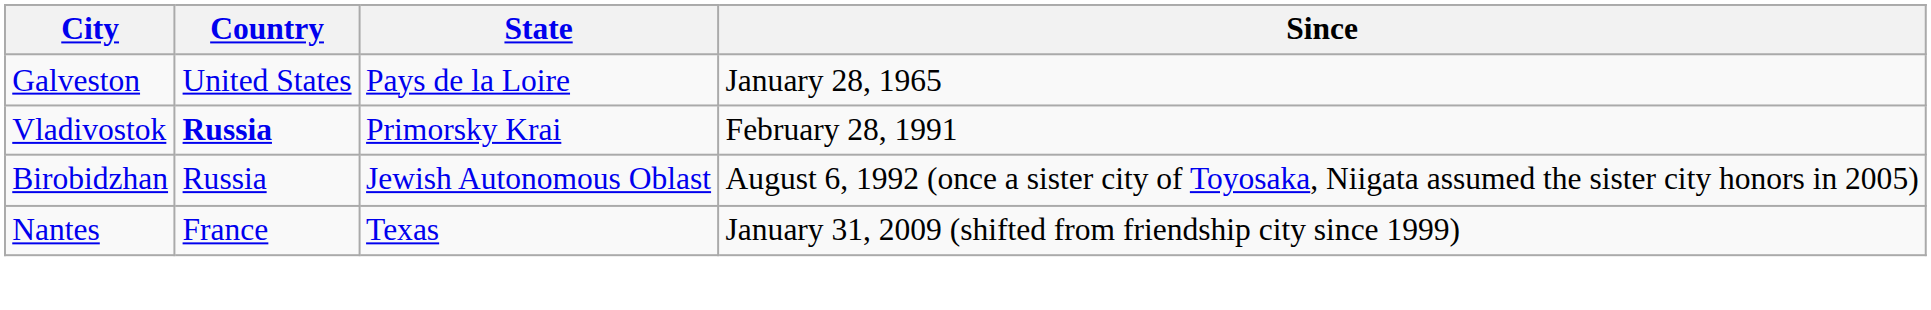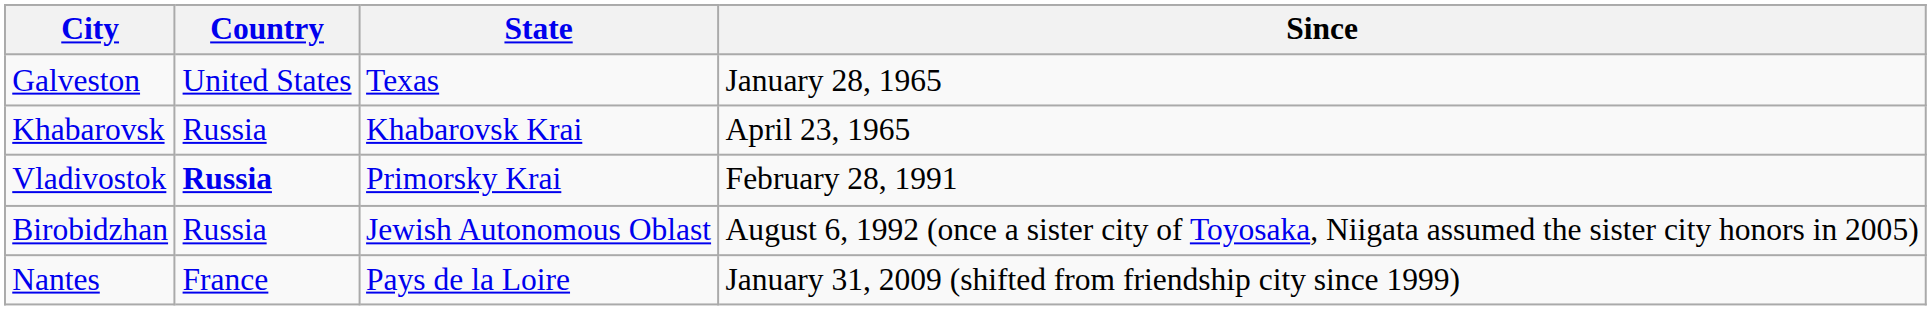(468, 79) Pays de la Loire -> (403, 79) Texas
+ row: (88, 129)
(403, 229) Texas -> (468, 279) Pays de la Loire
